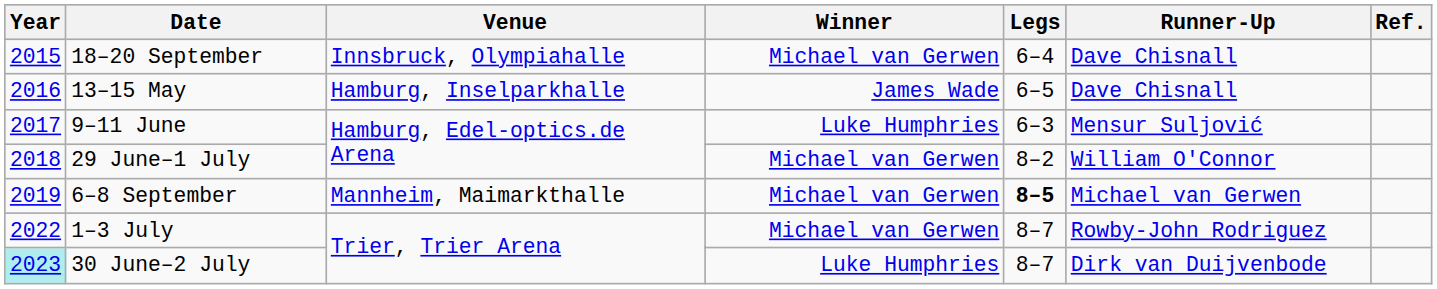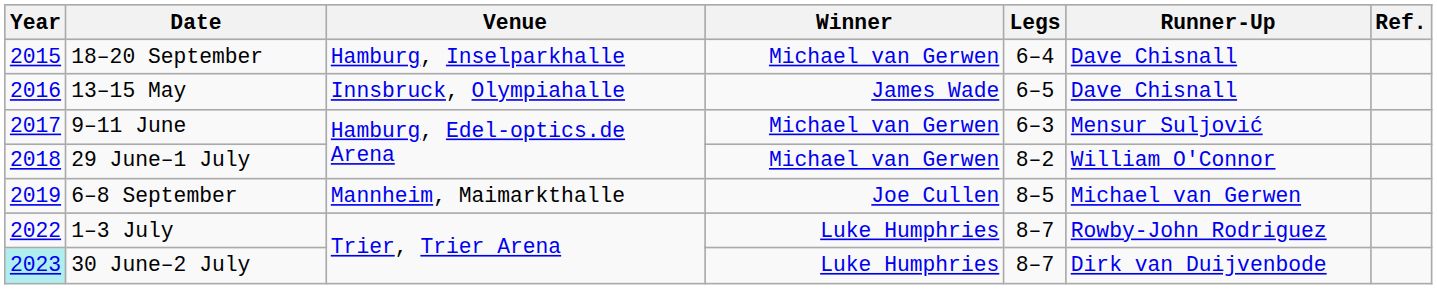(478, 57) Innsbruck, Olympiahalle -> (478, 57) Hamburg, Inselparkhalle
(478, 92) Hamburg, Inselparkhalle -> (478, 92) Innsbruck, Olympiahalle
(910, 126) Luke Humphries -> (884, 126) Michael van Gerwen
(884, 196) Michael van Gerwen -> (935, 196) Joe Cullen
(1035, 196) bold -> (1035, 196) normal
(884, 231) Michael van Gerwen -> (910, 231) Luke Humphries
